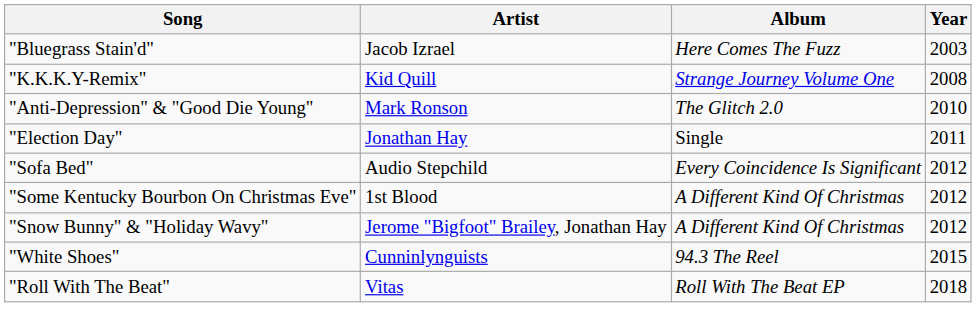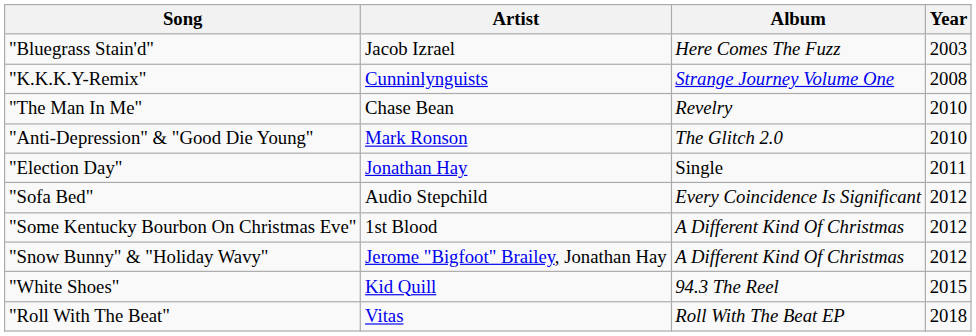(401, 78) Kid Quill -> (426, 78) Cunninlynguists
+ row: (76, 108)
(426, 256) Cunninlynguists -> (401, 286) Kid Quill
